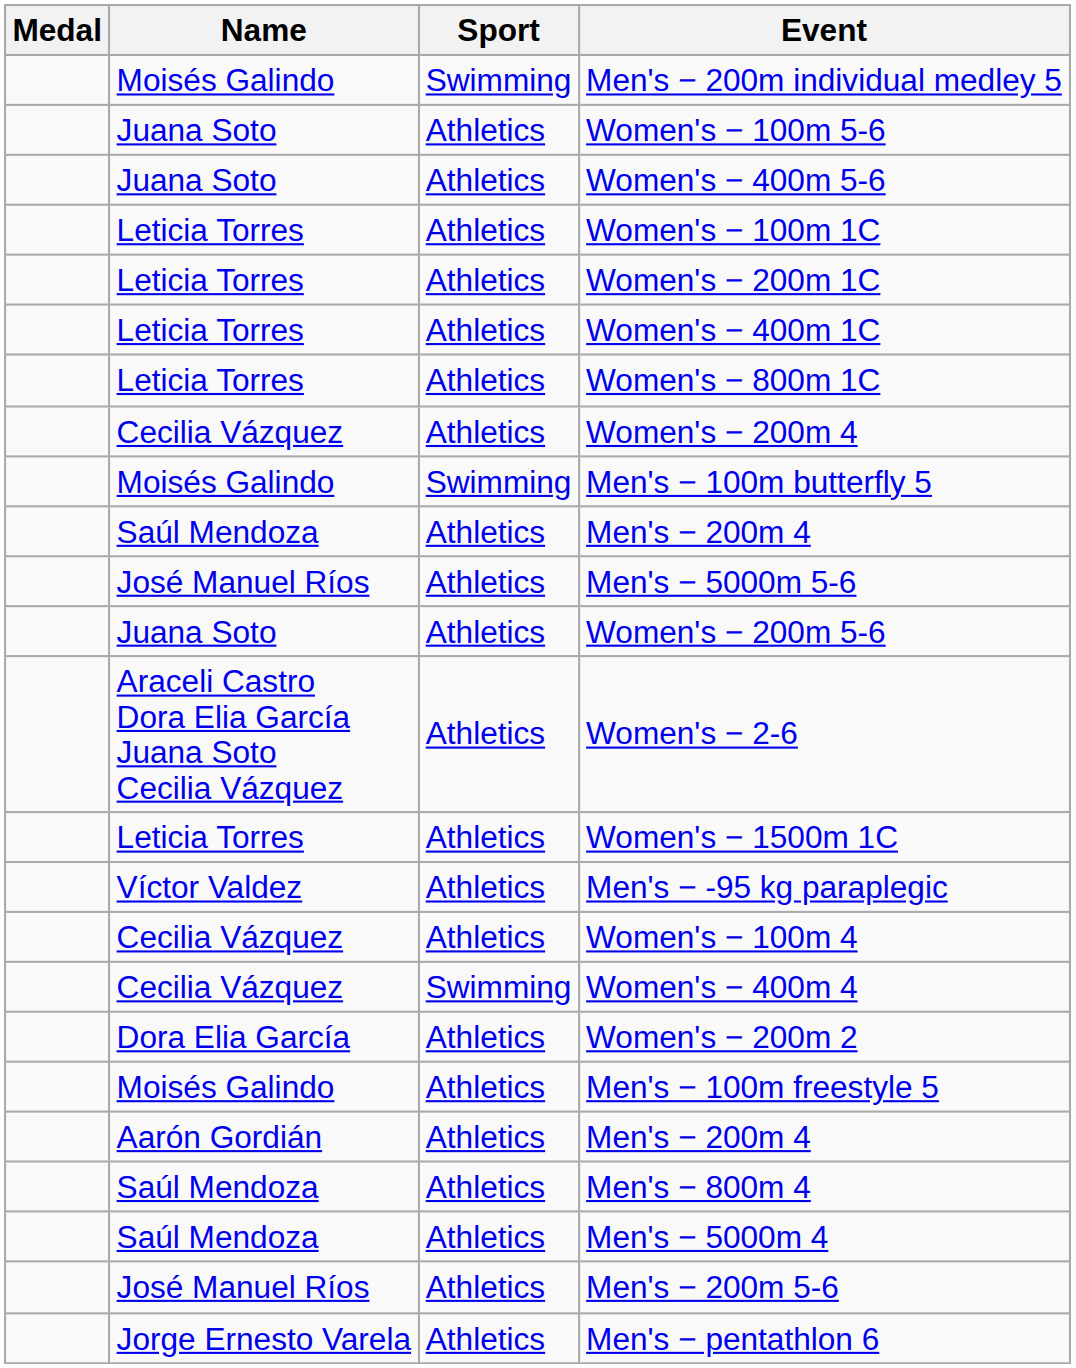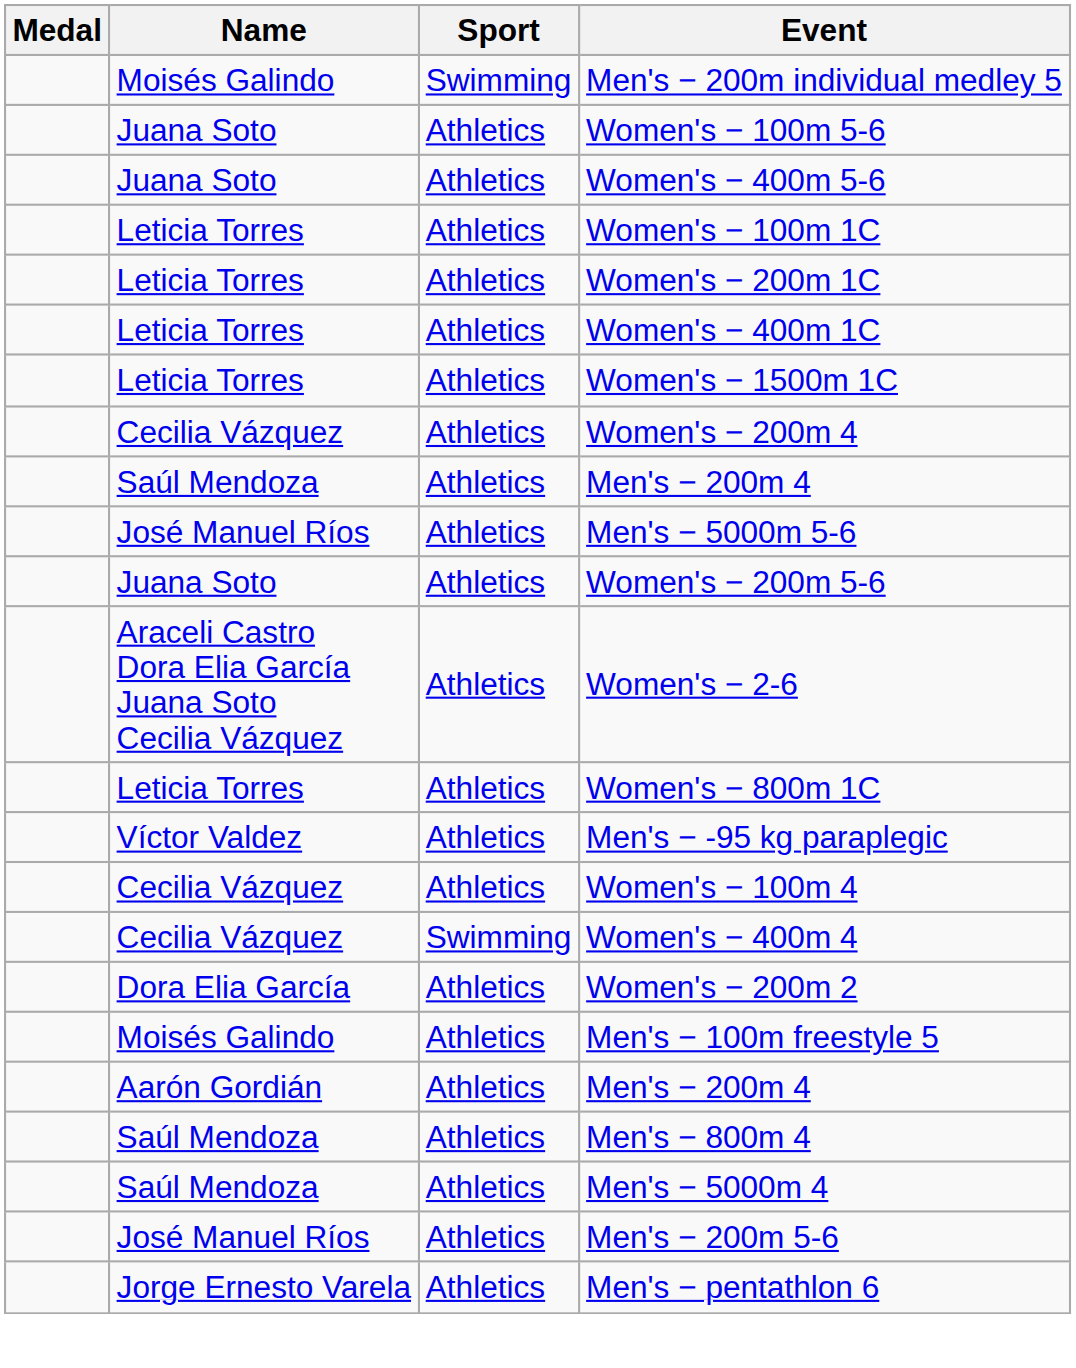rows swapped: (210, 381) <-> (210, 837)
- row: (225, 481)
